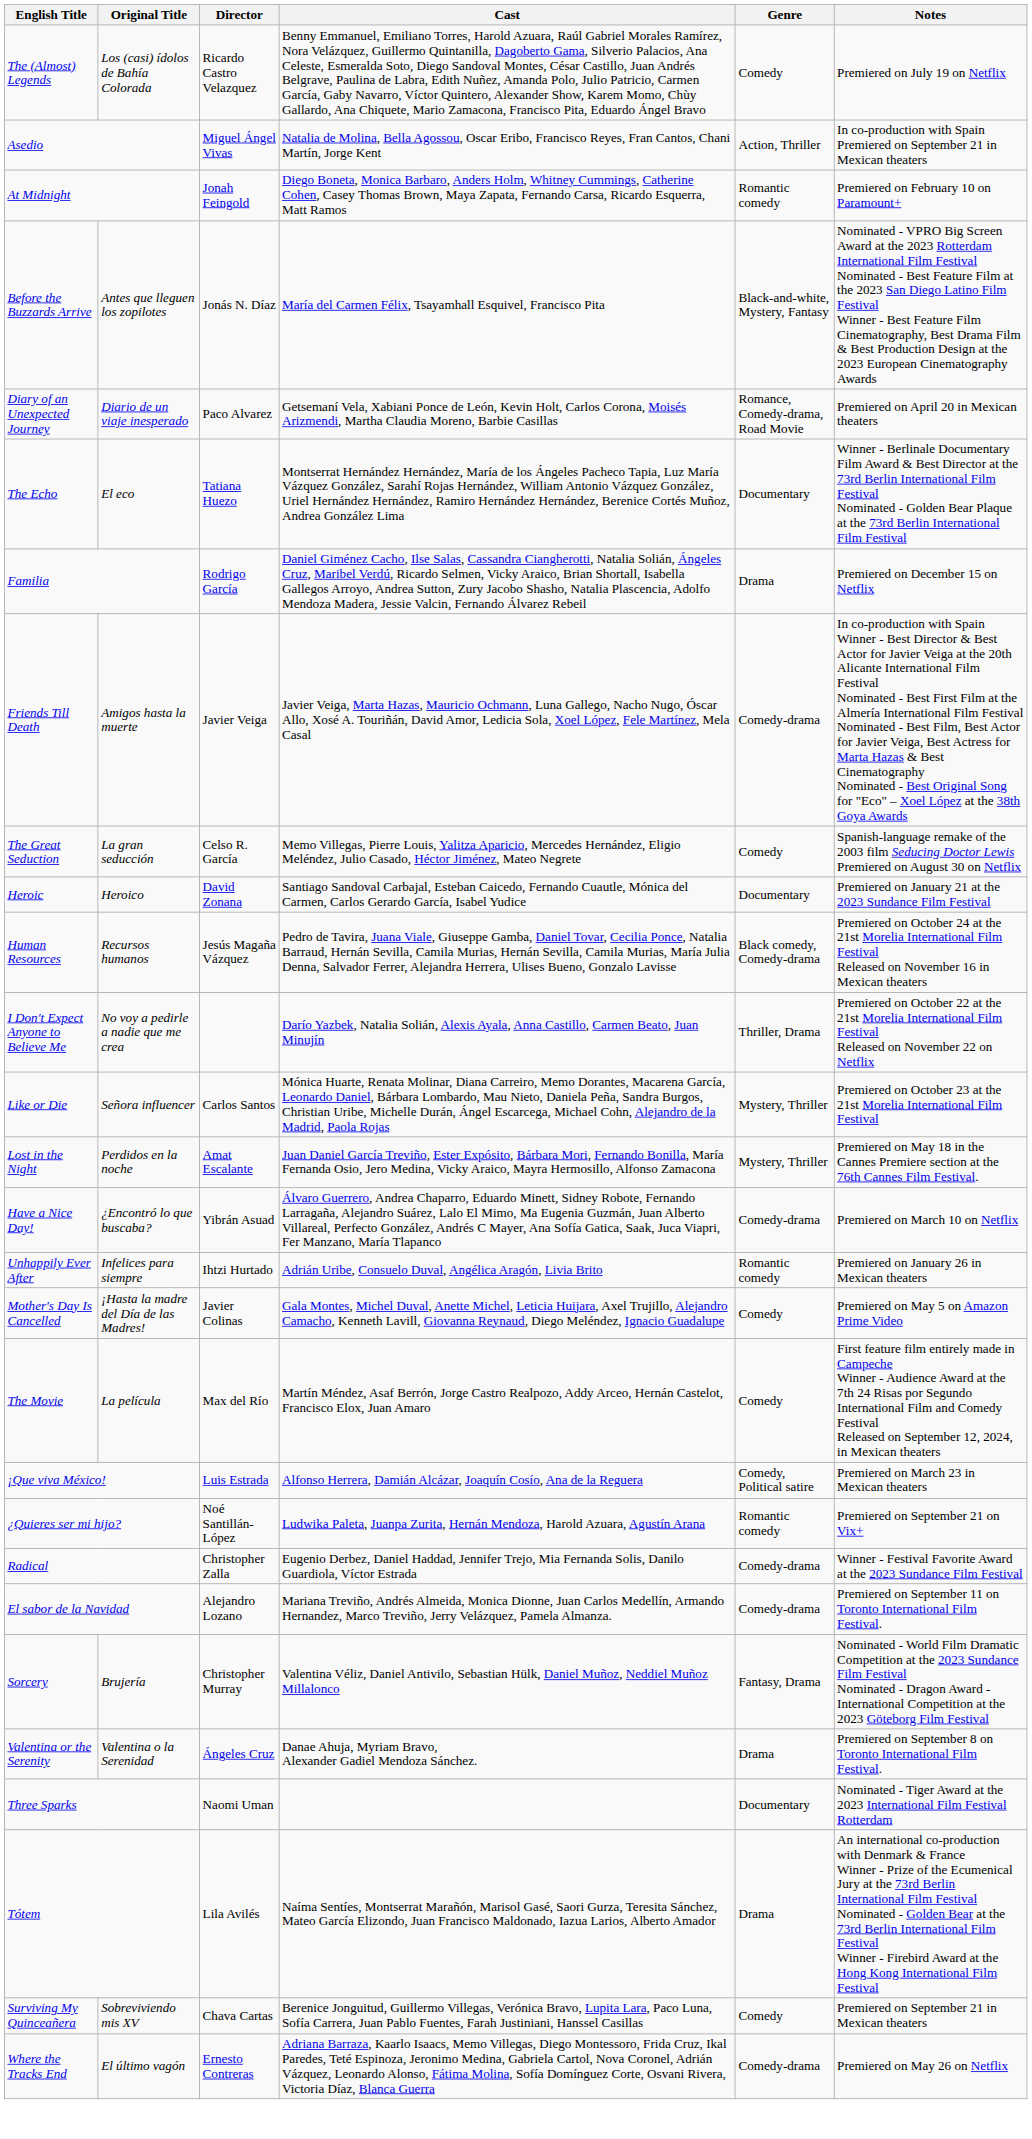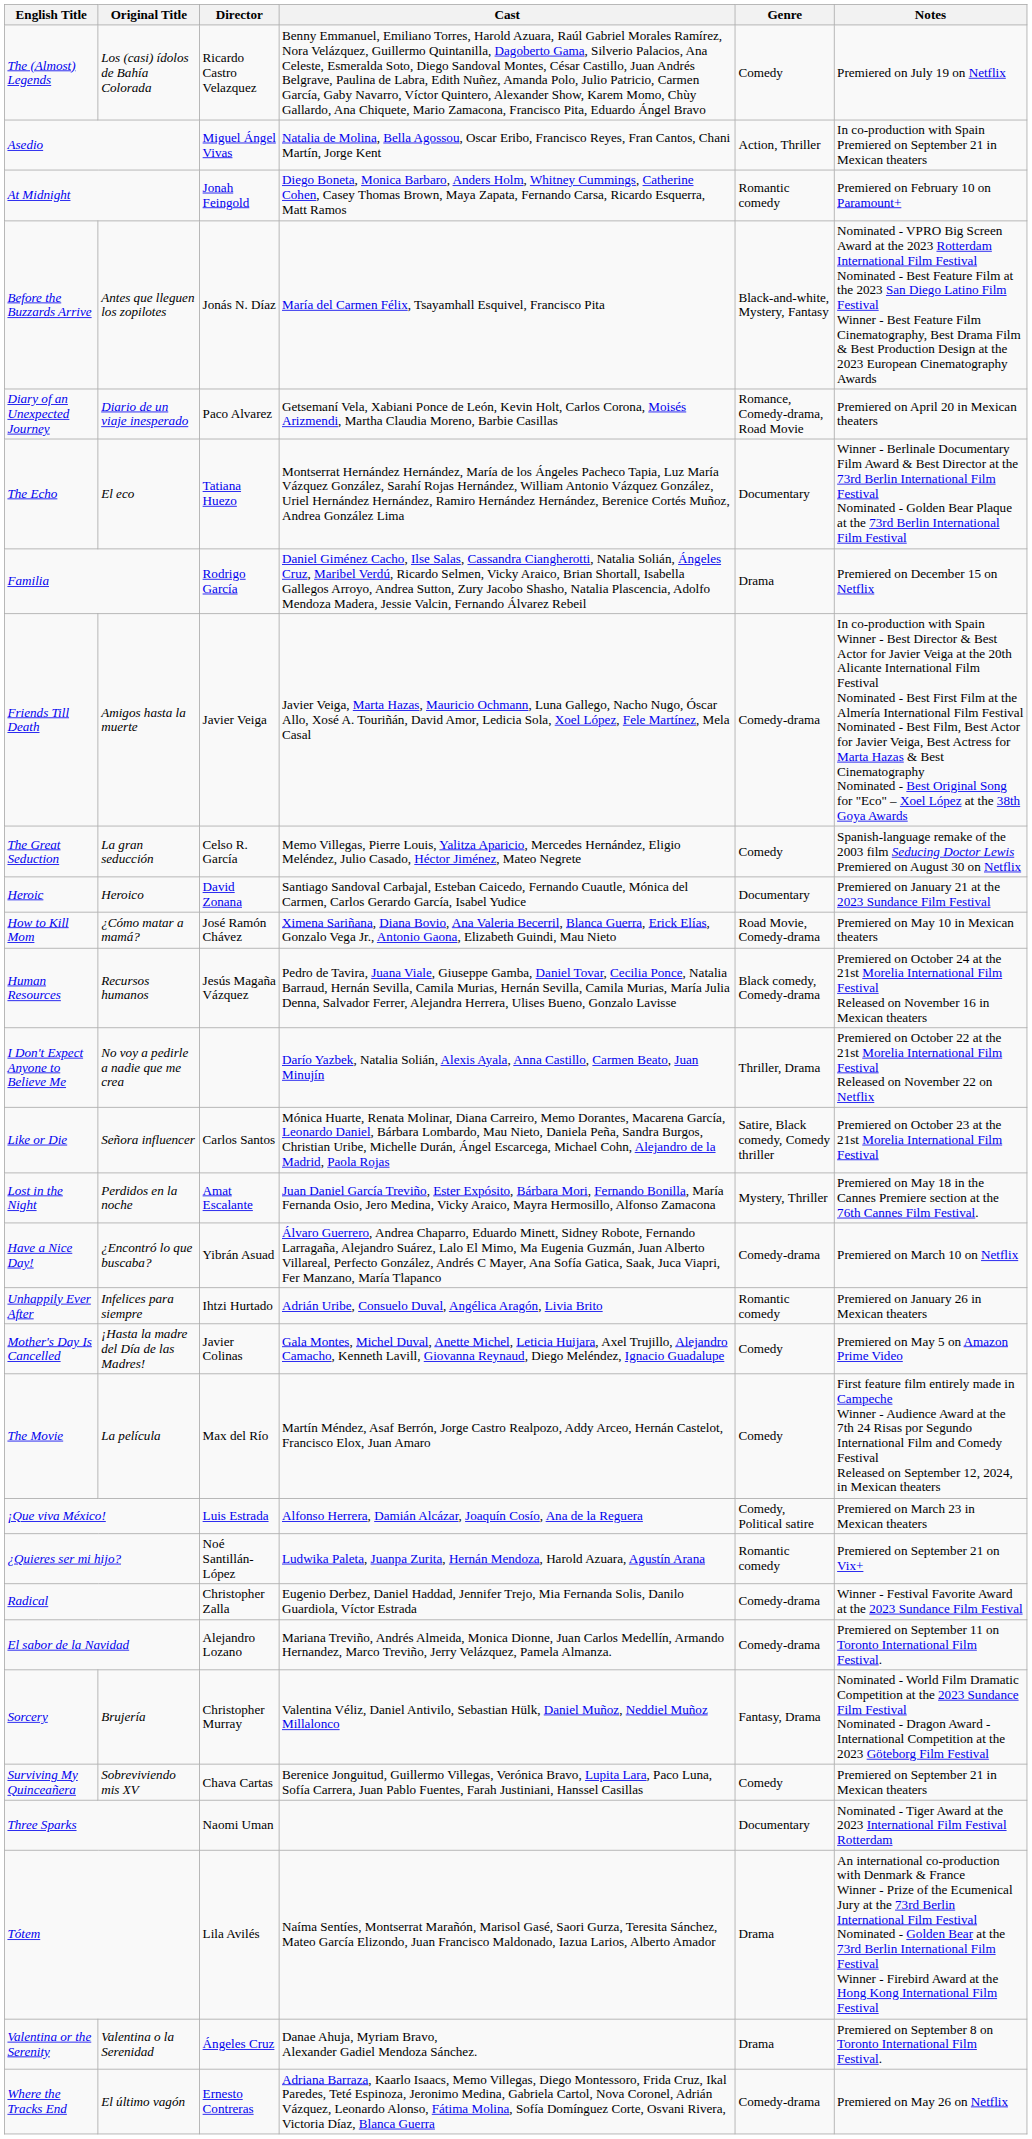+ row: (38, 930)
(783, 1104) Mystery, Thriller -> (784, 1140) Satire, Black comedy, Comedy thriller
rows swapped: (43, 2015) <-> (49, 1754)
